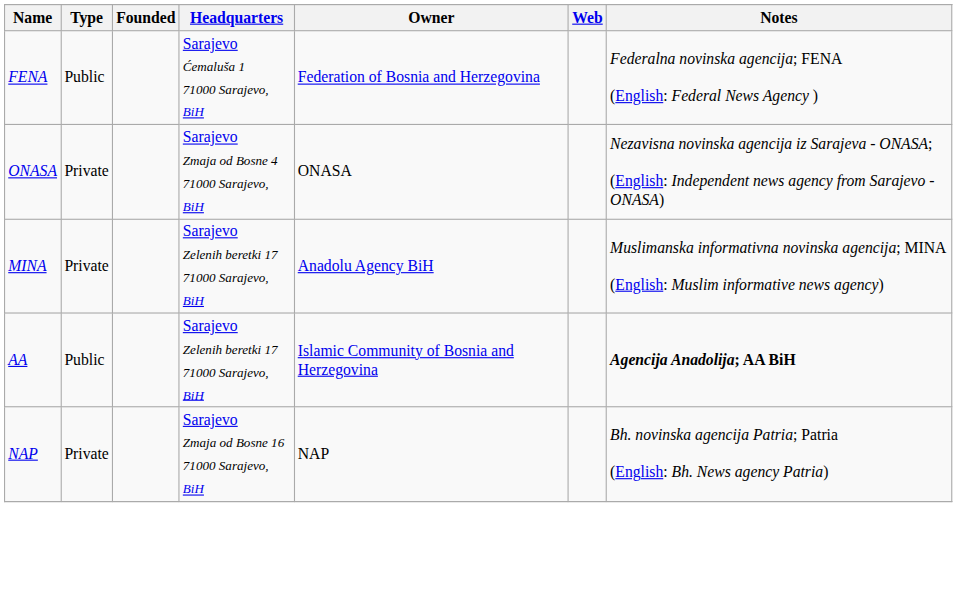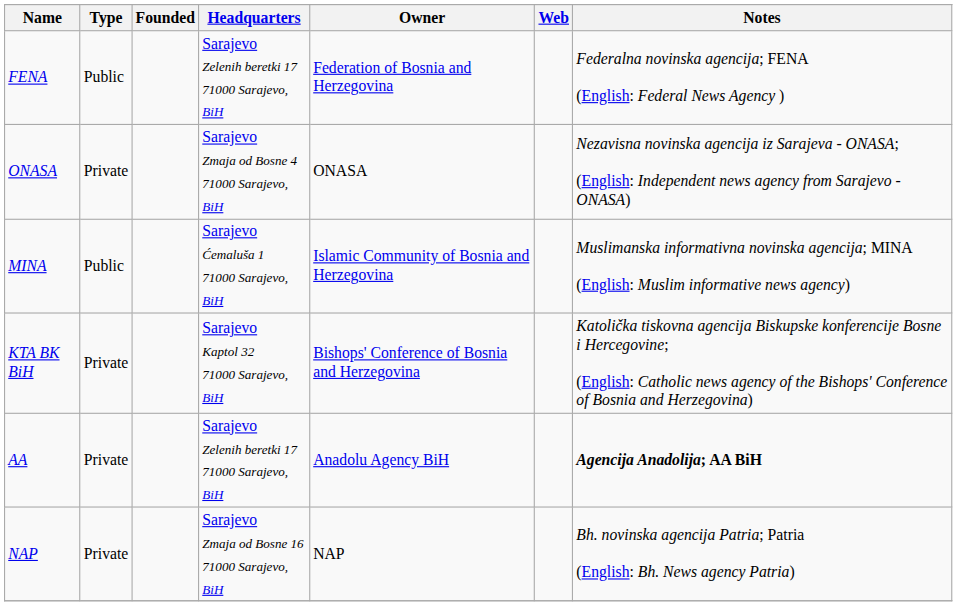(226, 77) Sarajevo Ćemaluša 1 71000 Sarajevo, BiH -> (250, 77) Sarajevo Zelenih beretki 17 71000 Sarajevo, BiH
(87, 266) Private -> (104, 266) Public
(230, 266) Sarajevo Zelenih beretki 17 71000 Sarajevo, BiH -> (245, 266) Sarajevo Ćemaluša 1 71000 Sarajevo, BiH
(366, 266) Anadolu Agency BiH -> (421, 266) Islamic Community of Bosnia and Herzegovina
+ row: (34, 363)
(84, 360) Public -> (106, 460) Private
(406, 360) Islamic Community of Bosnia and Herzegovina -> (381, 460) Anadolu Agency BiH
